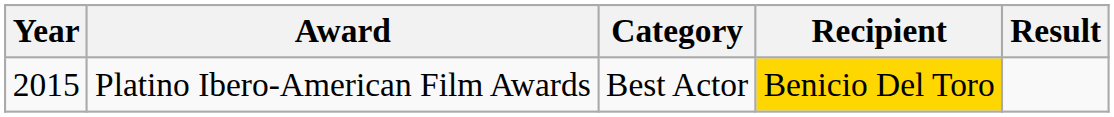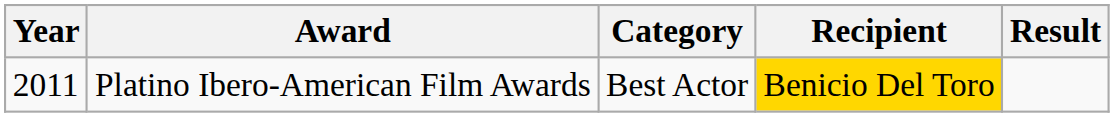(46, 84) 2015 -> (46, 84) 2011
